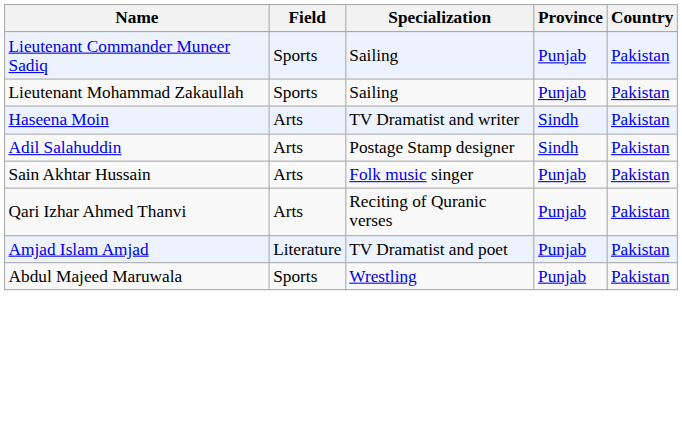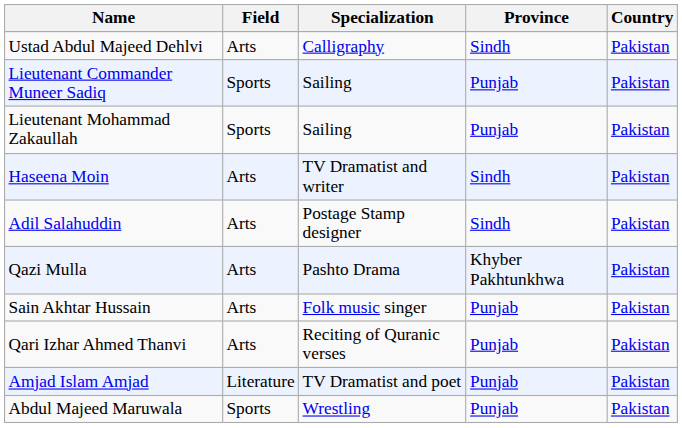+ row: (106, 45)
+ row: (48, 270)
